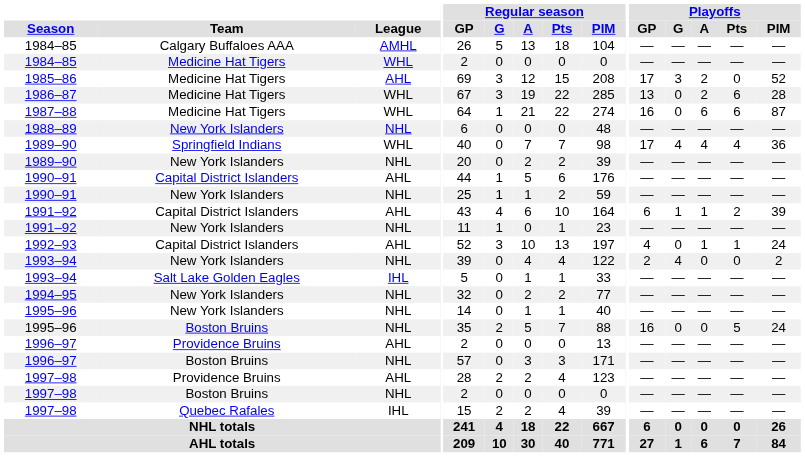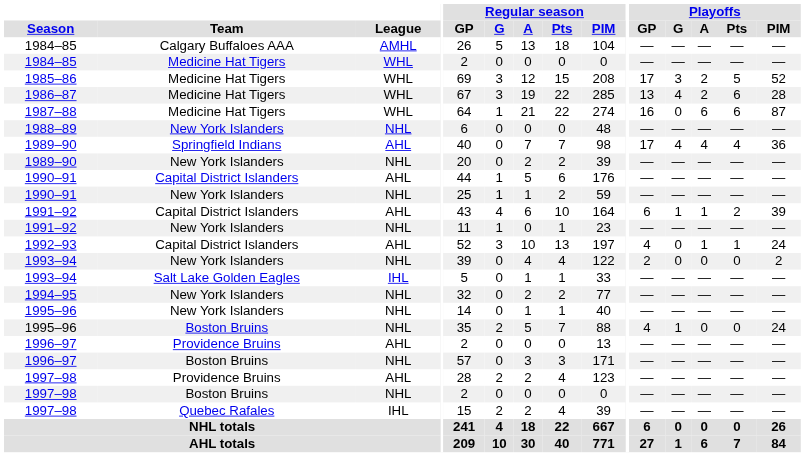(398, 78) AHL -> (398, 78) WHL
(737, 78) 0 -> (737, 78) 5
(678, 95) 0 -> (678, 95) 4
(398, 145) WHL -> (398, 145) AHL
(678, 261) 4 -> (678, 261) 0
(647, 327) 16 -> (647, 327) 4
(678, 327) 0 -> (678, 327) 1
(737, 327) 5 -> (737, 327) 0
